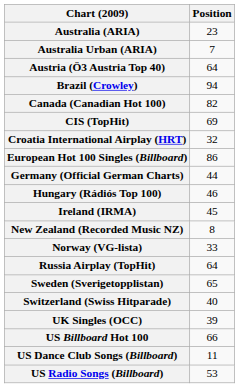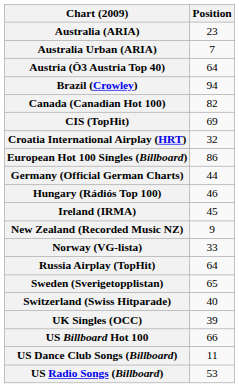(212, 229) 8 -> (212, 229) 9
